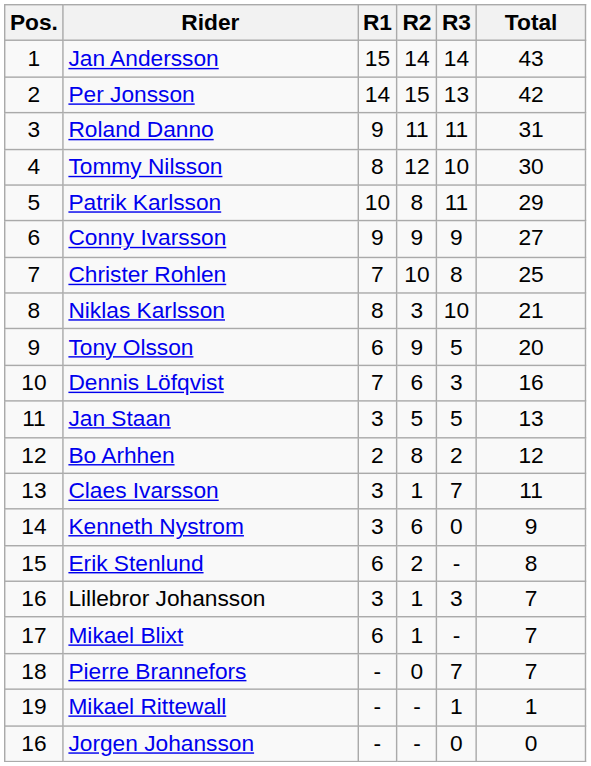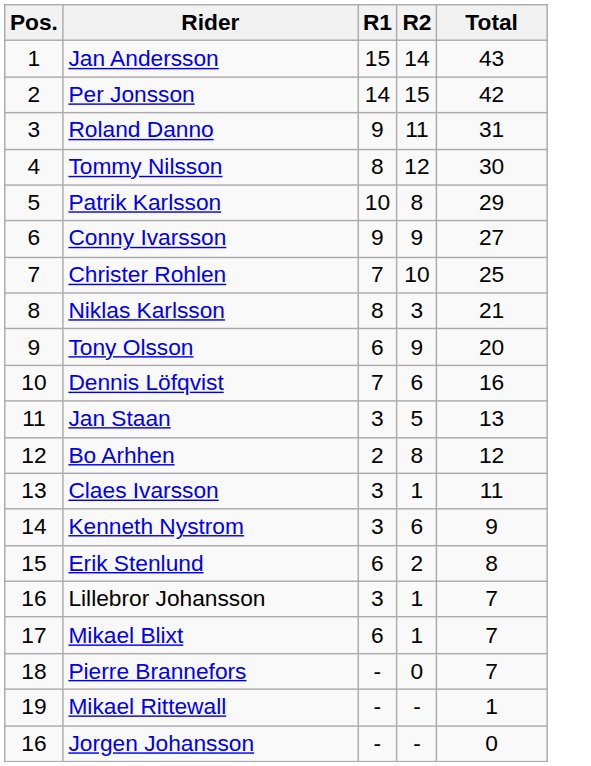- column: (456, 22)
